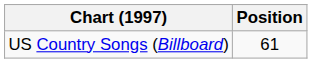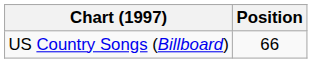(270, 44) 61 -> (270, 44) 66
